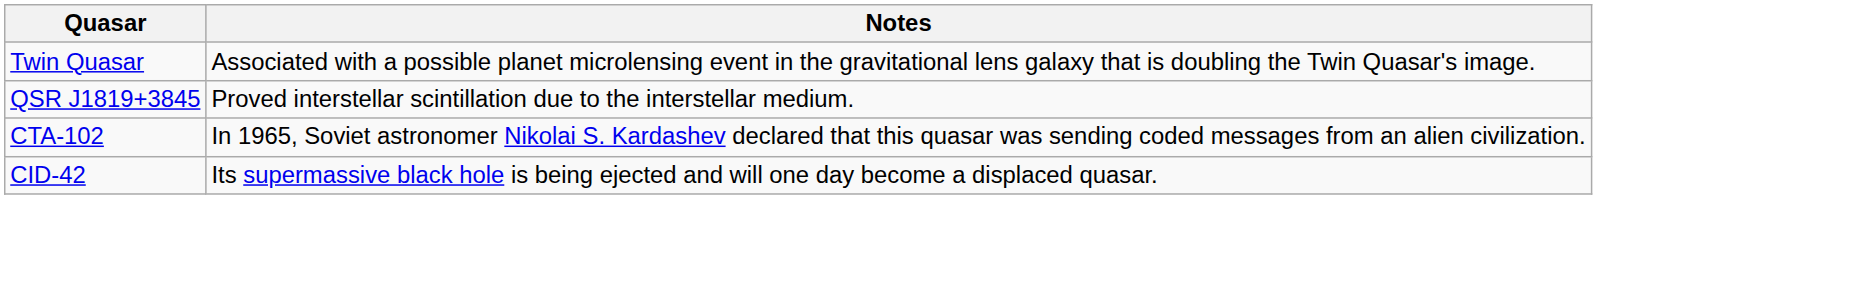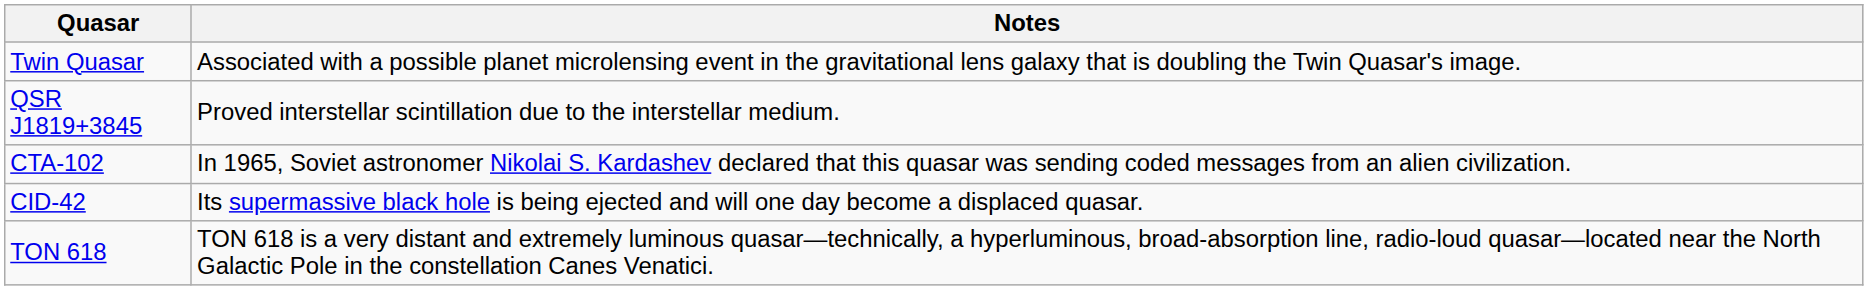+ row: (58, 252)
